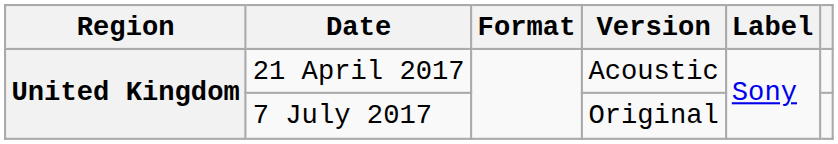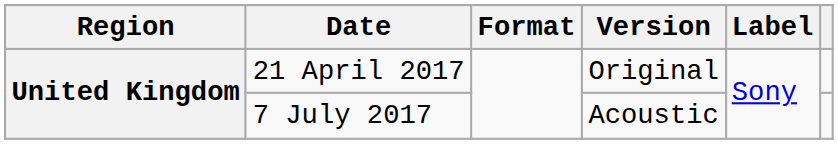(654, 71) Acoustic -> (654, 71) Original
(654, 116) Original -> (654, 116) Acoustic
